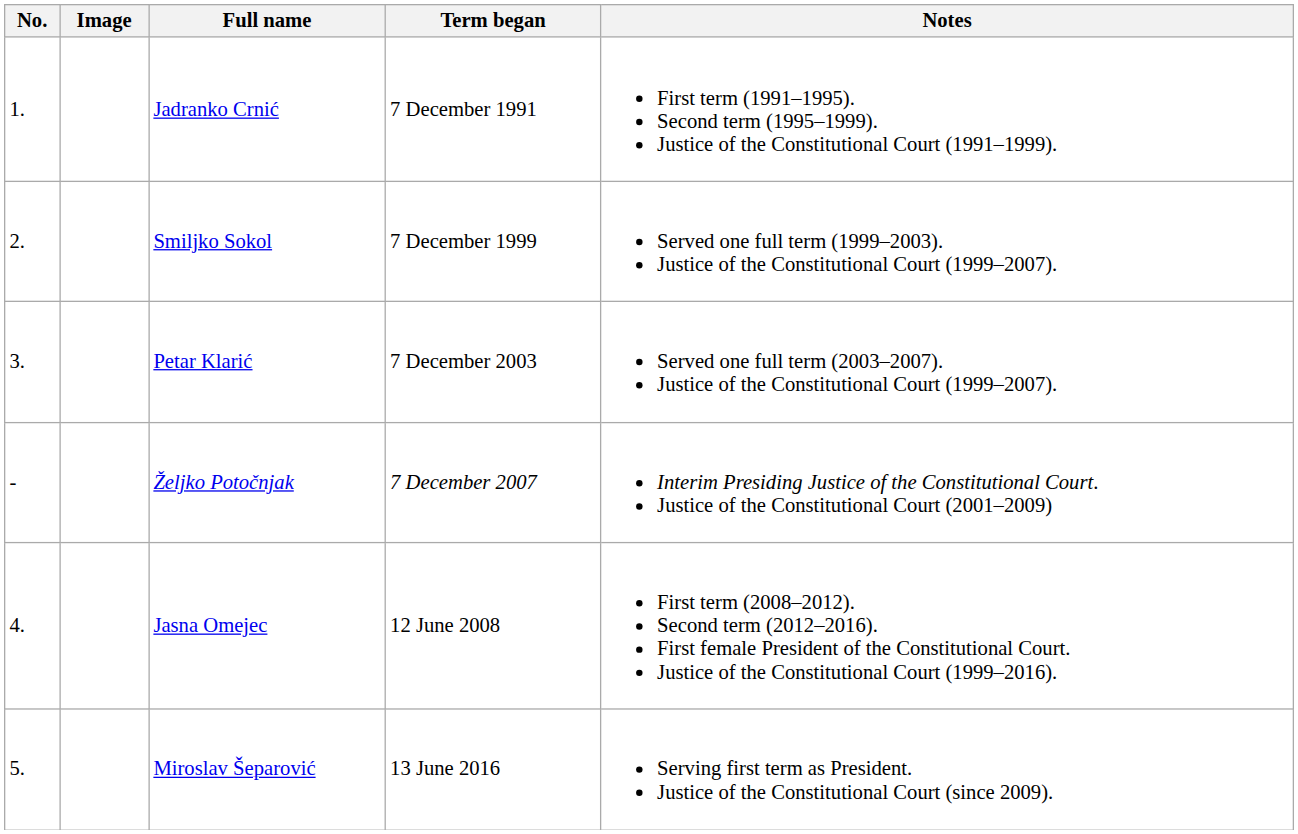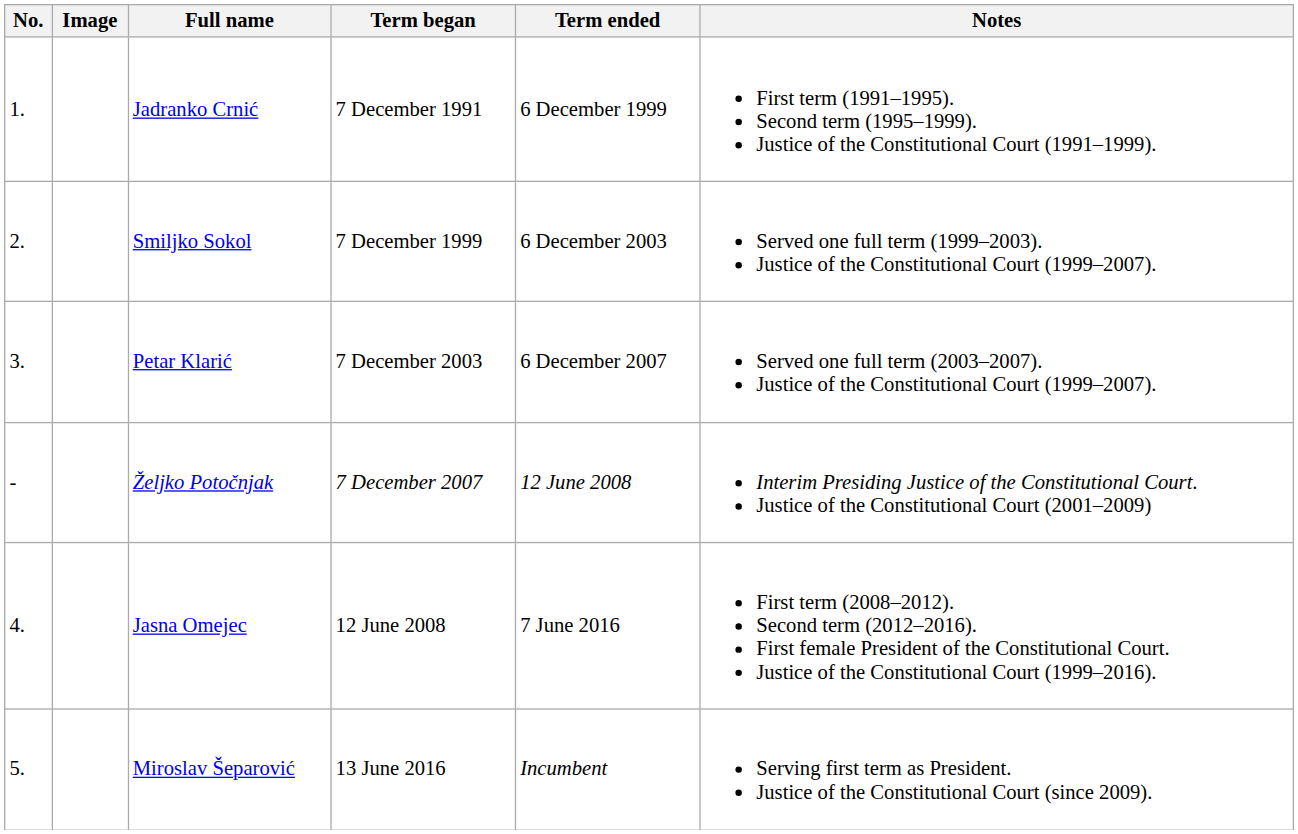+ column: (608, 20)
